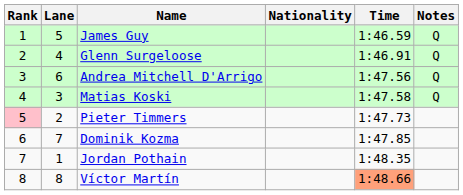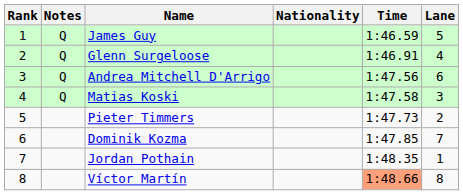columns swapped: (59, 15) <-> (436, 15)
(23, 118) pink background -> (23, 118) no background
